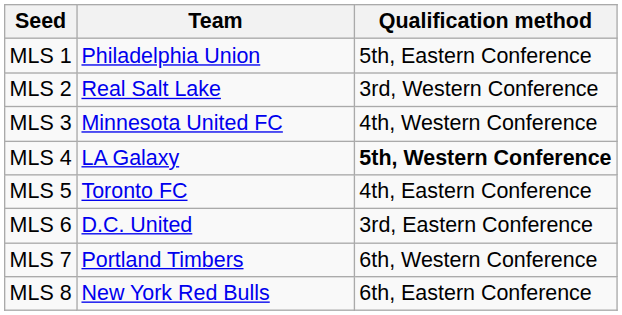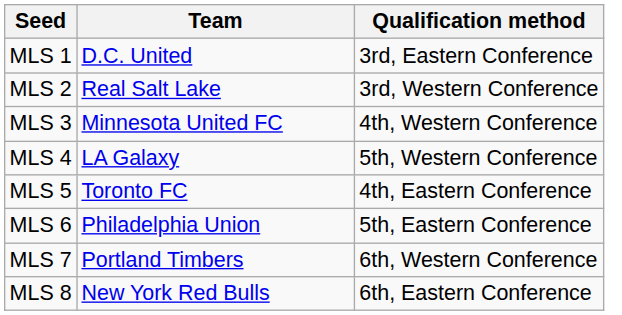(171, 55) Philadelphia Union -> (137, 55) D.C. United
(476, 55) 5th, Eastern Conference -> (476, 55) 3rd, Eastern Conference
(485, 157) bold -> (478, 157) normal
(137, 225) D.C. United -> (171, 225) Philadelphia Union
(476, 225) 3rd, Eastern Conference -> (476, 225) 5th, Eastern Conference
